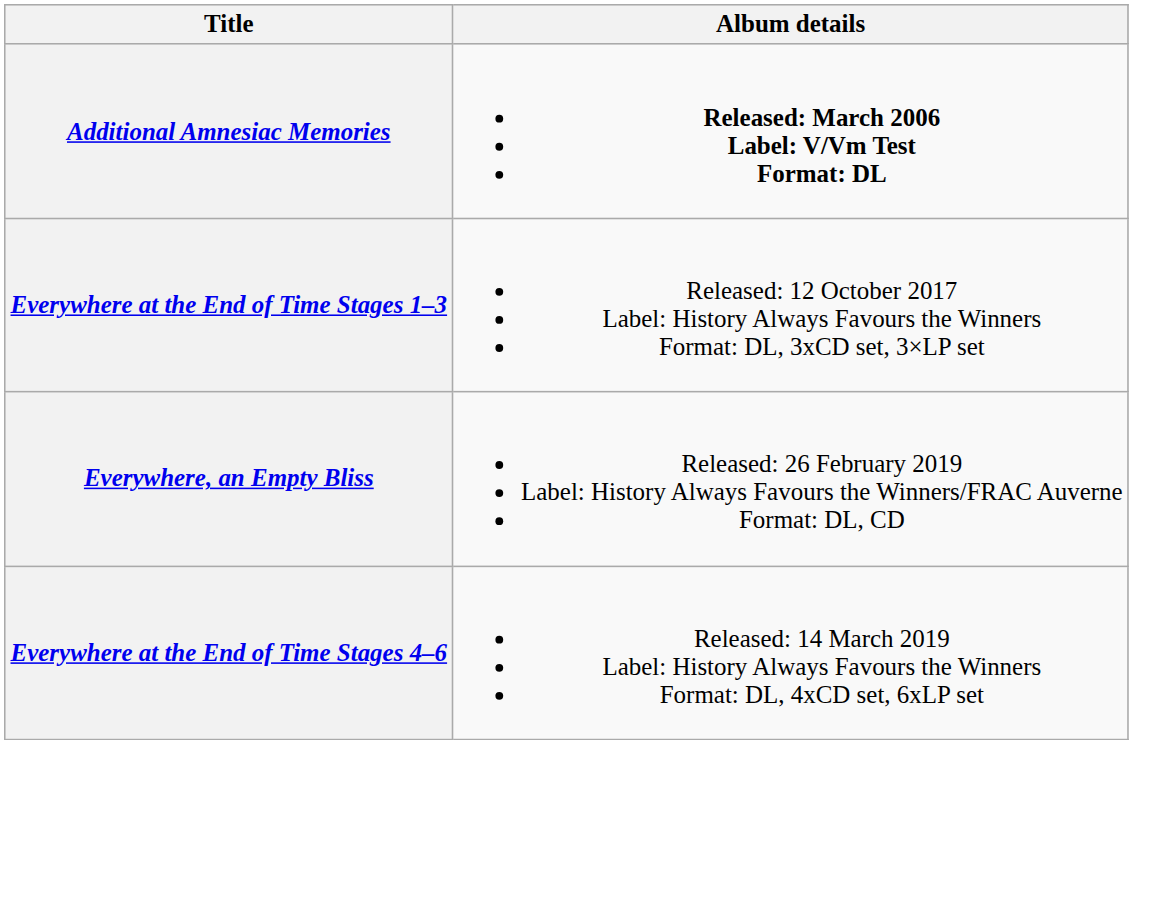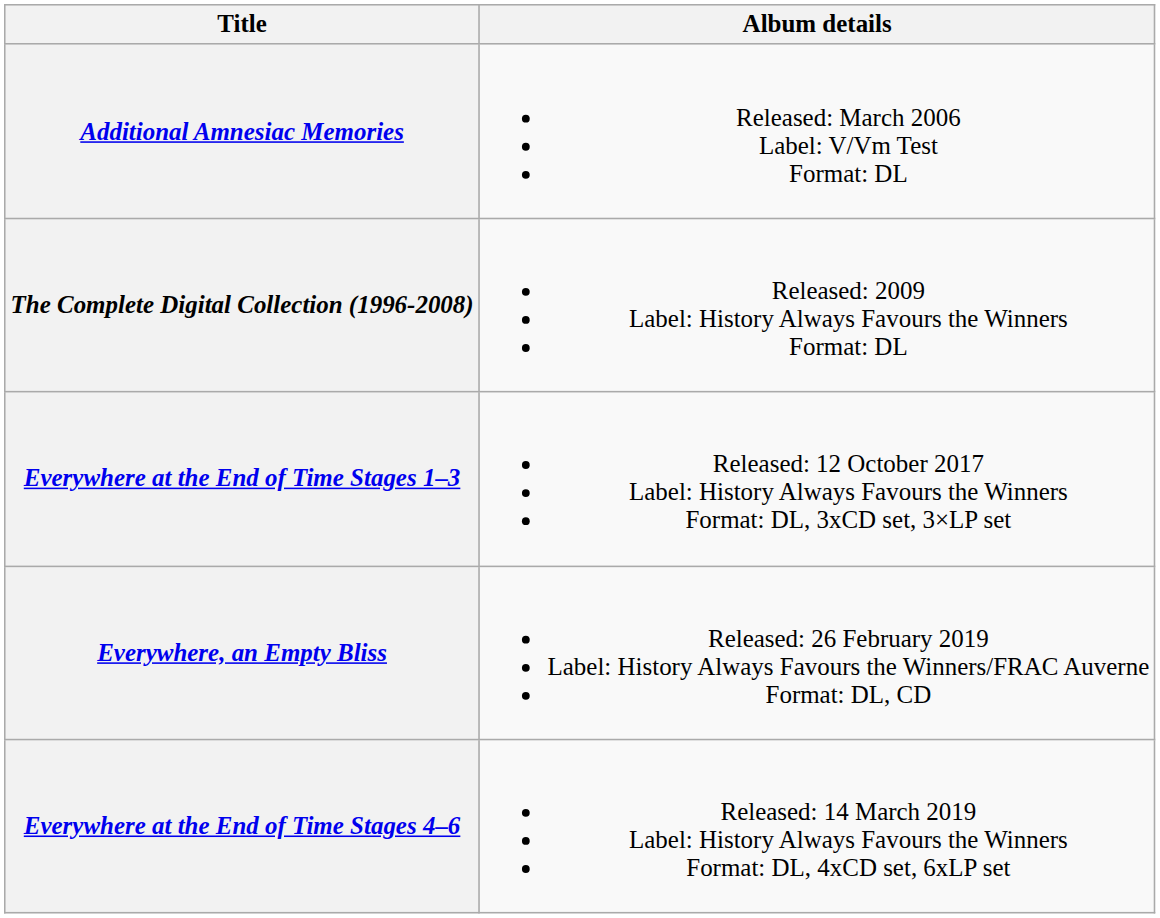(791, 145) bold -> (817, 145) normal
+ row: (242, 304)
